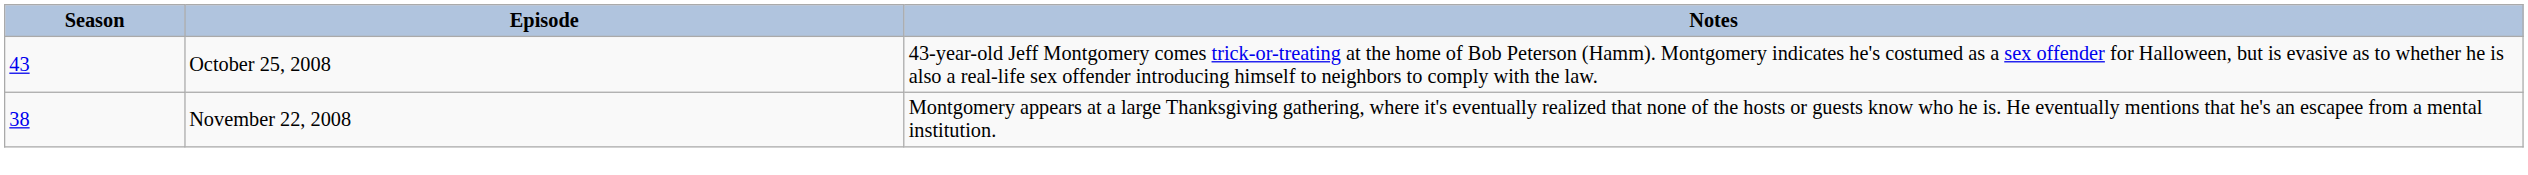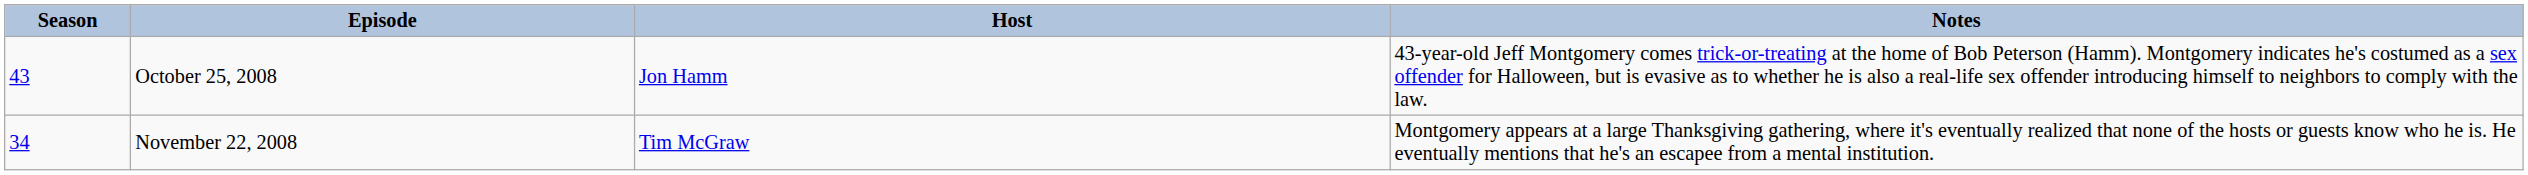+ column: (1012, 20)
(19, 119) 38 -> (19, 142) 34
